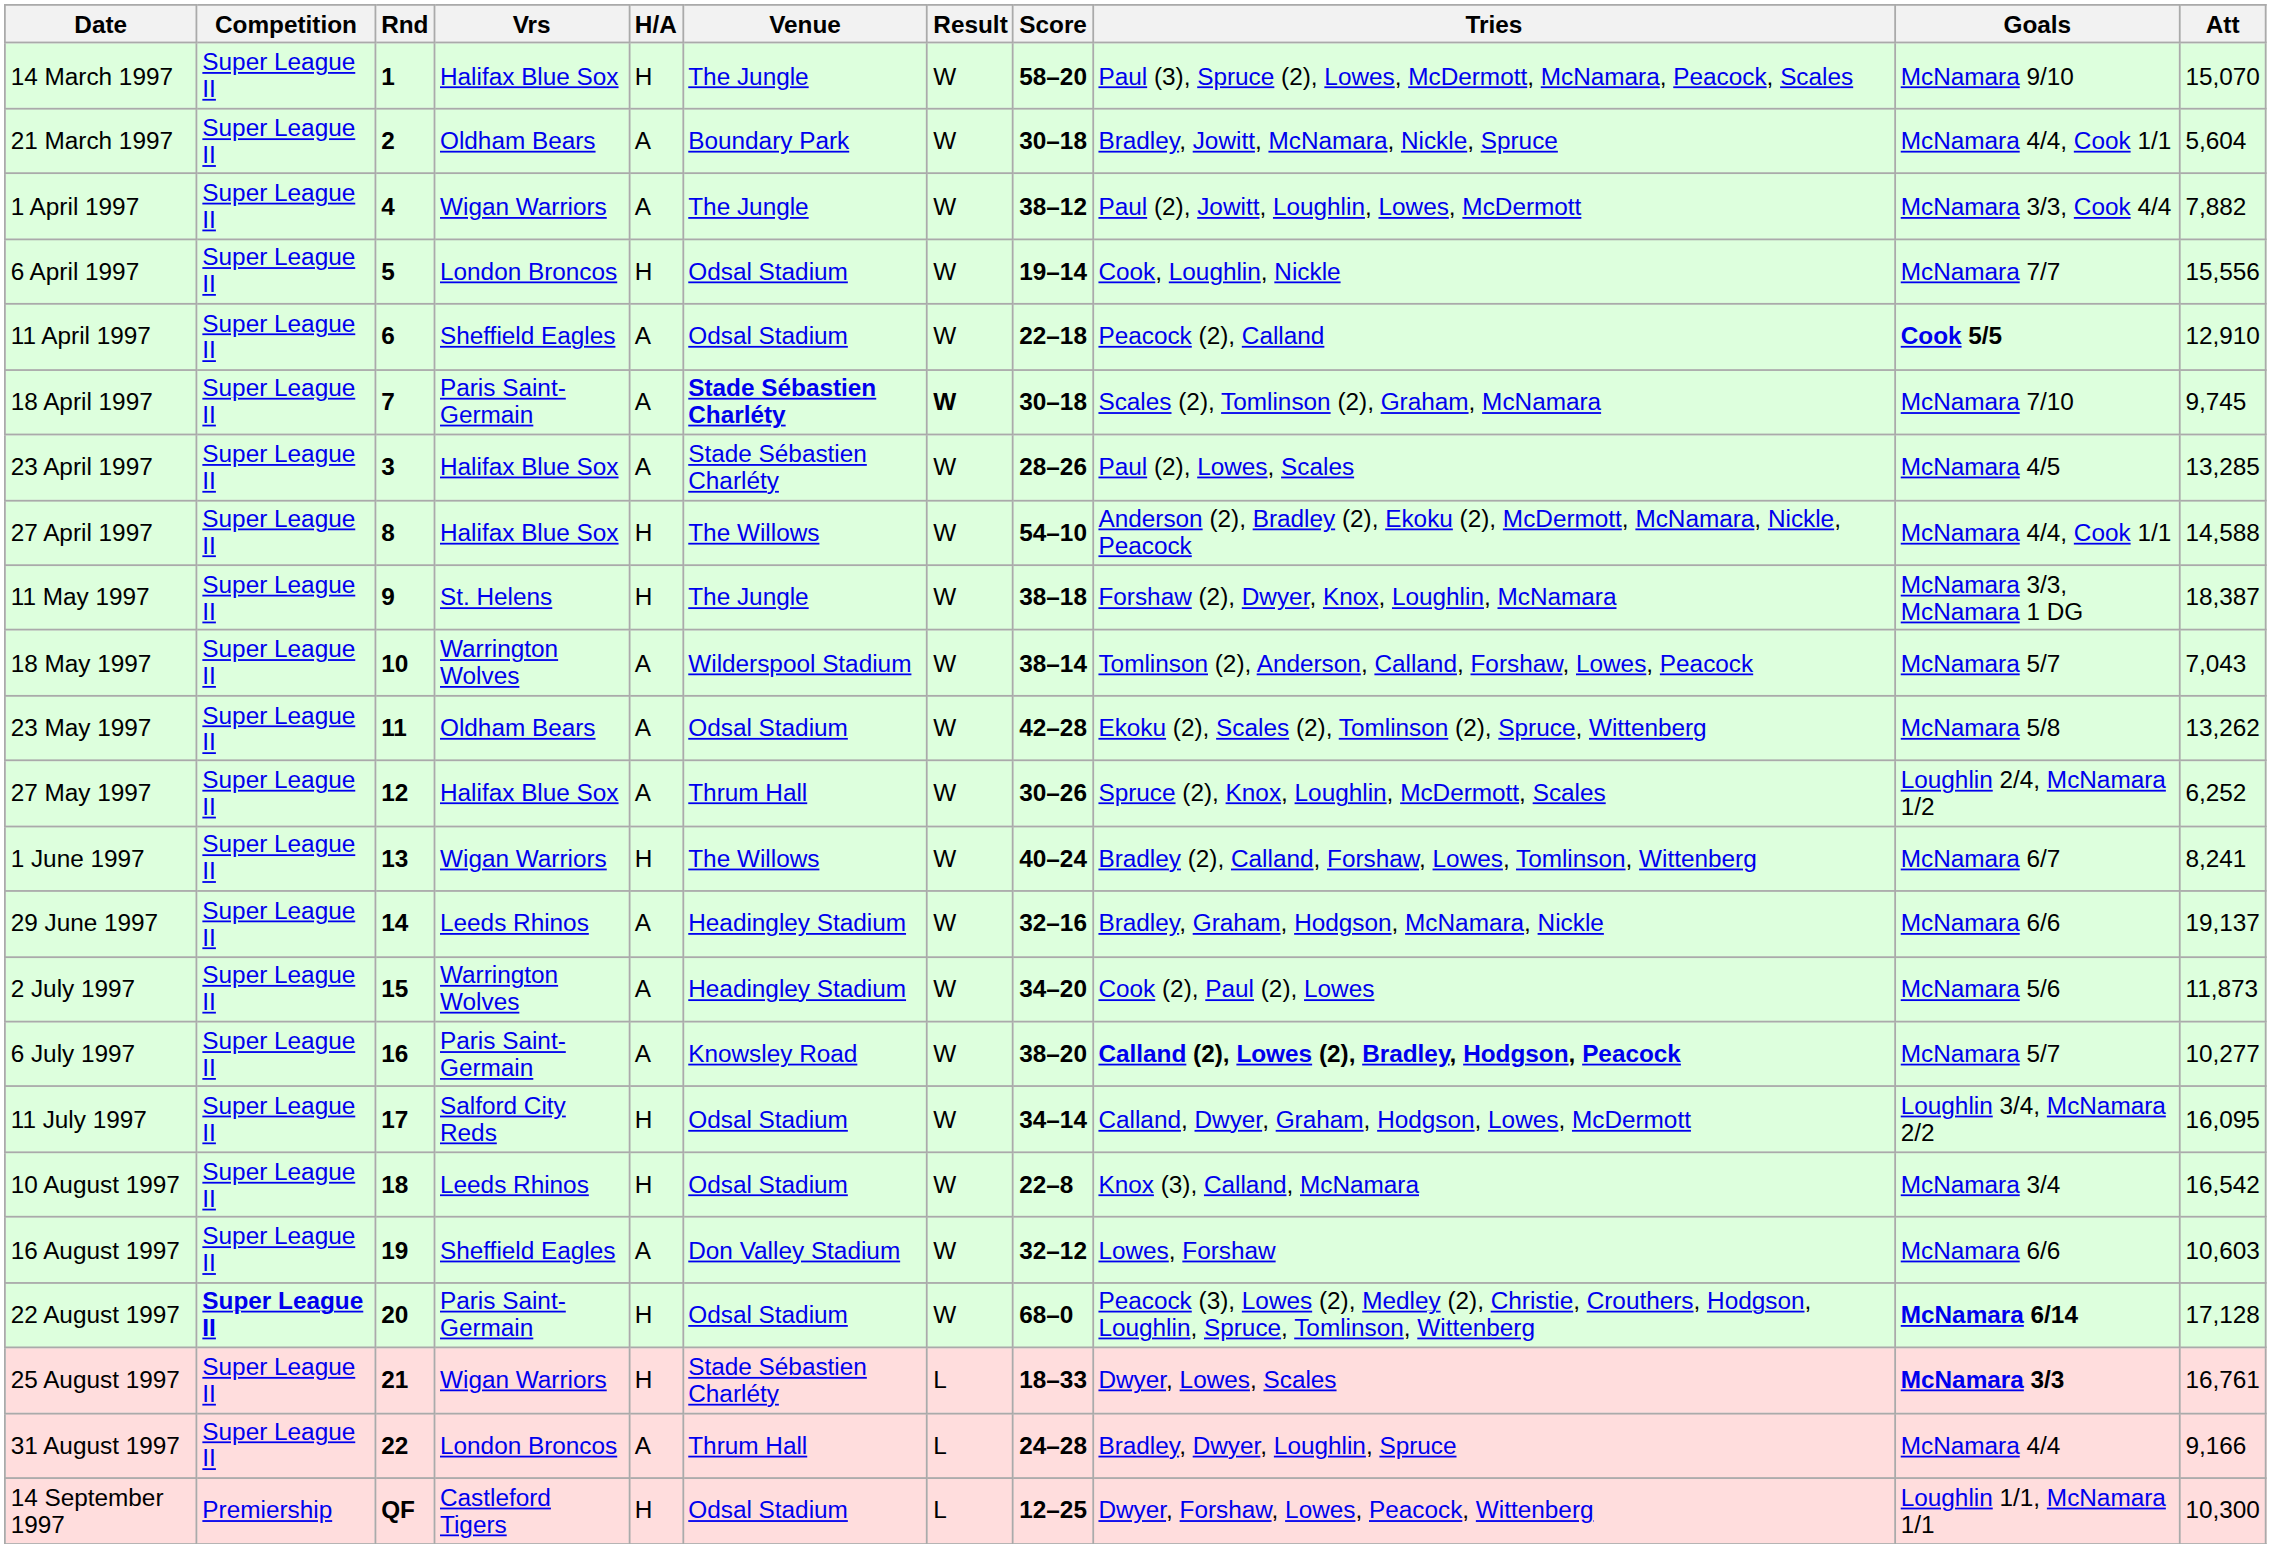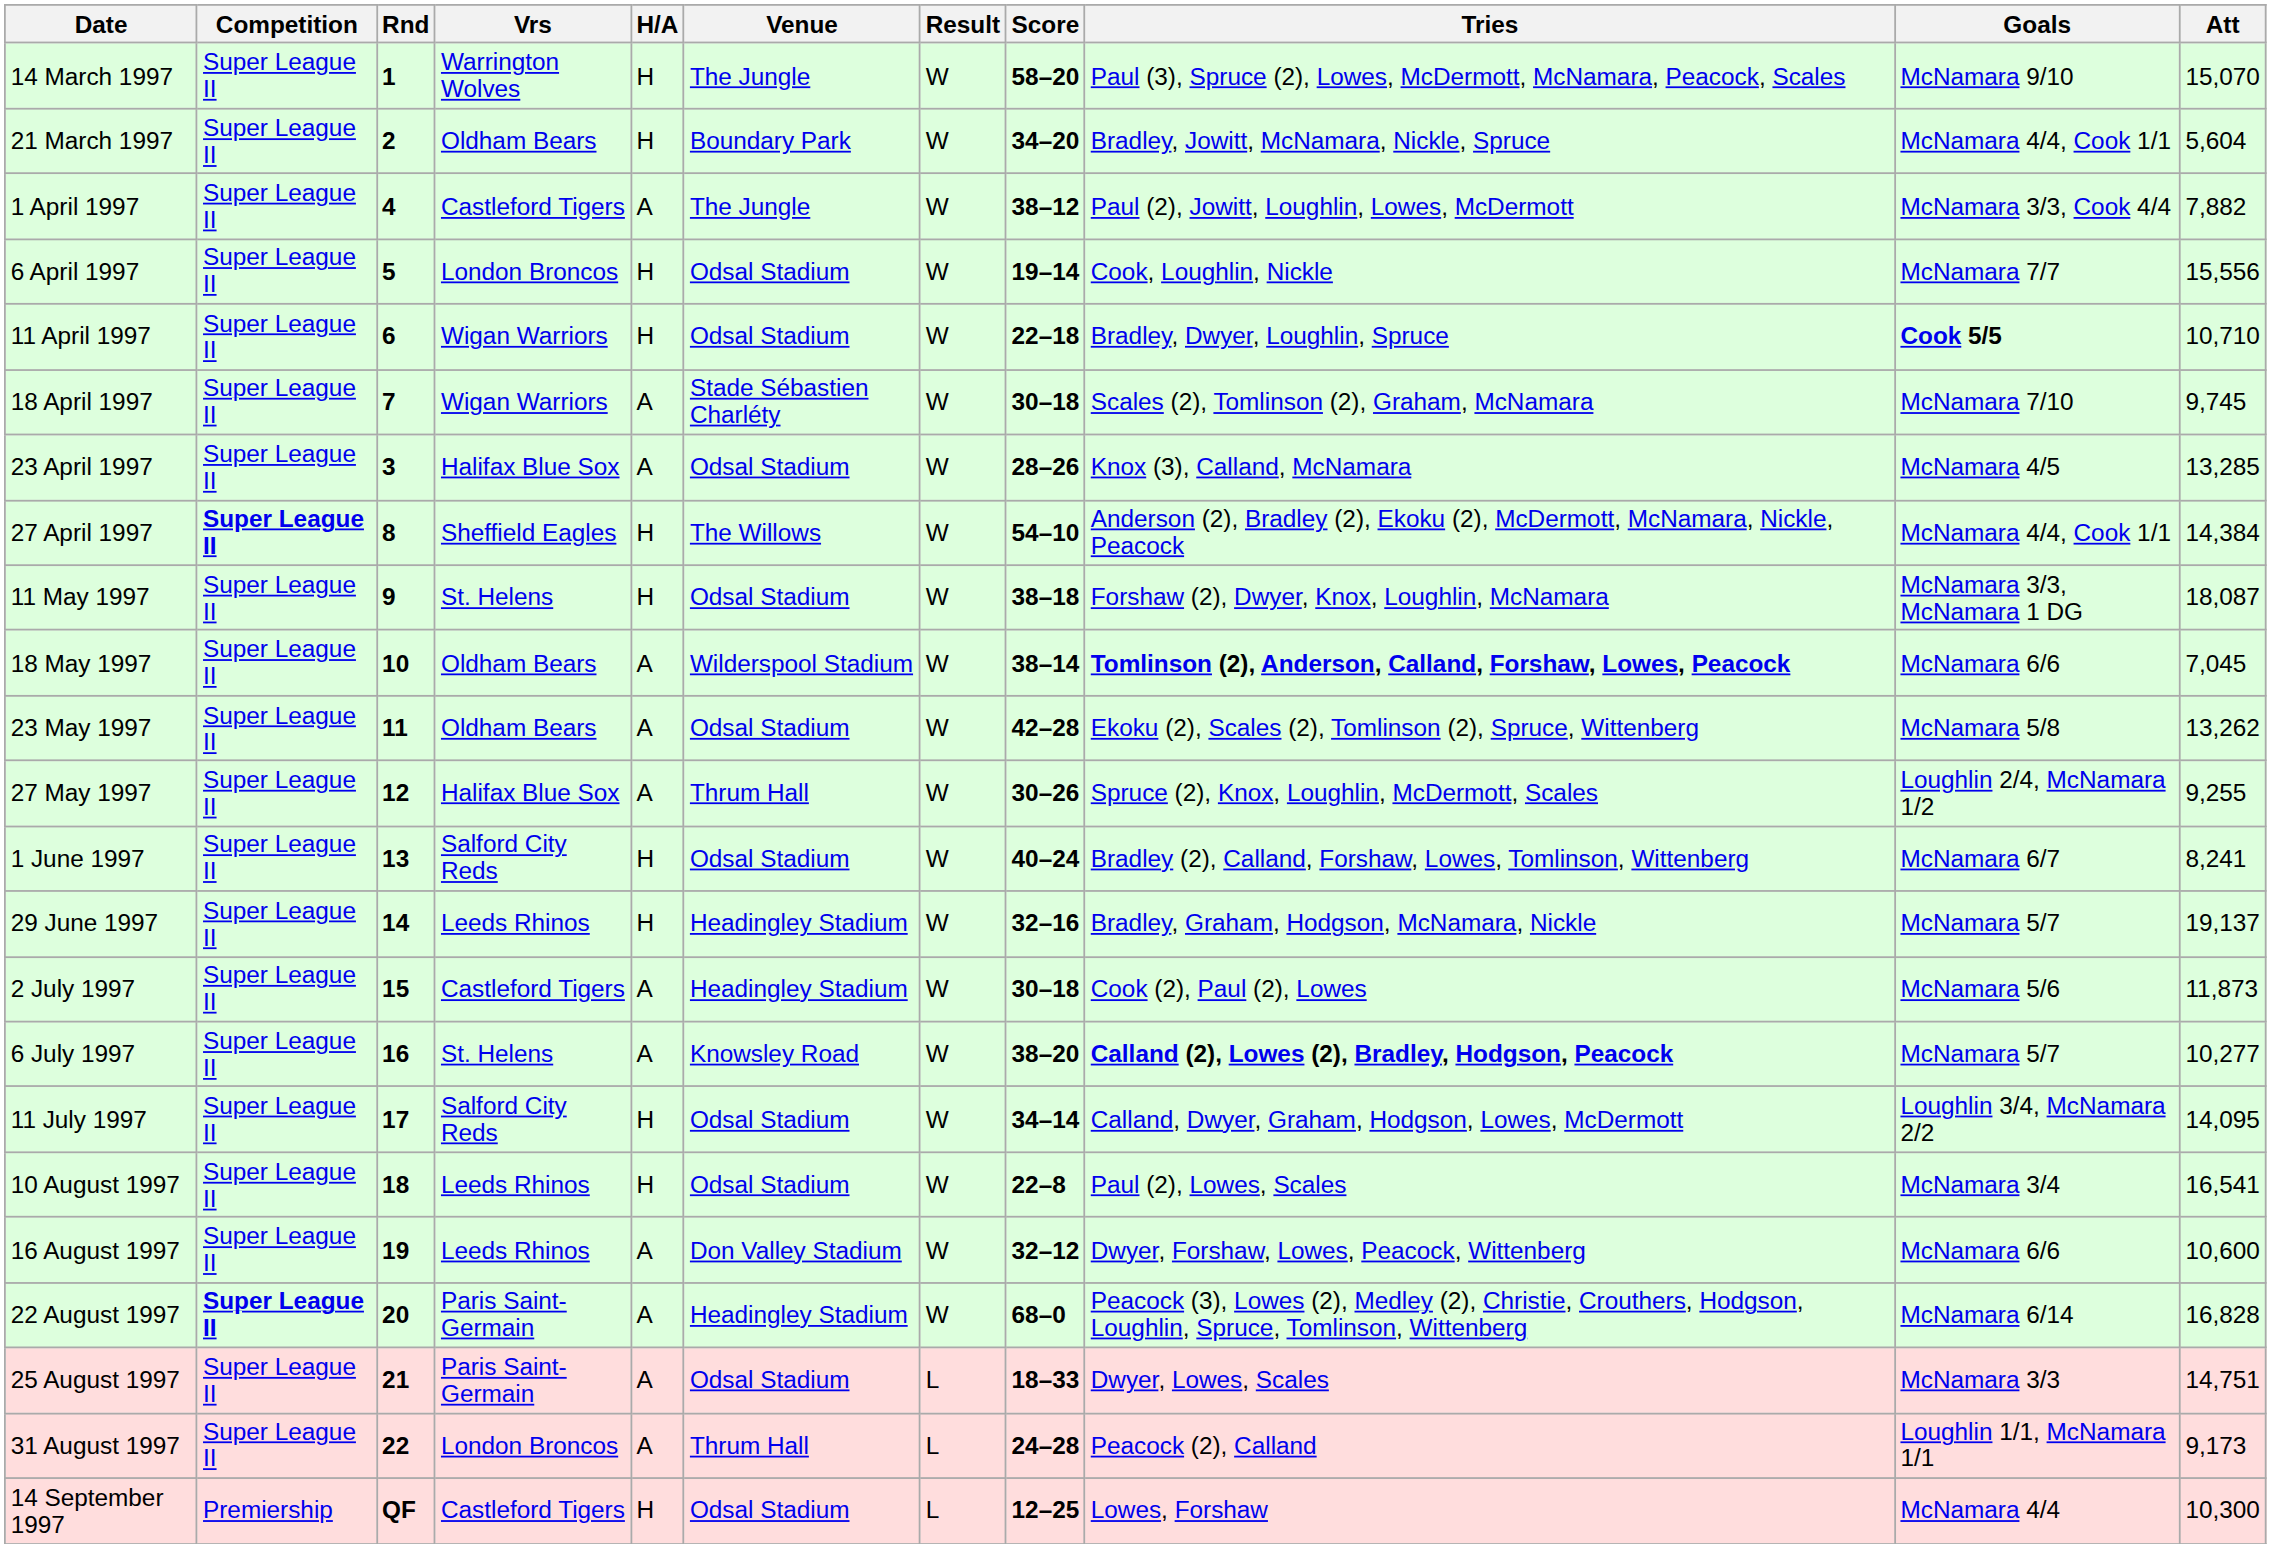(529, 75) Halifax Blue Sox -> (500, 75) Warrington Wolves
(643, 141) A -> (645, 141) H
(1053, 141) 30–18 -> (1045, 141) 34–20
(523, 206) Wigan Warriors -> (533, 206) Castleford Tigers
(528, 336) Sheffield Eagles -> (524, 336) Wigan Warriors
(643, 336) A -> (645, 336) H
(1211, 336) Peacock (2), Calland -> (1270, 336) Bradley, Dwyer, Loughlin, Spruce
(2223, 336) 12,910 -> (2223, 336) 10,710
(503, 402) Paris Saint-Germain -> (524, 402) Wigan Warriors
(782, 402) bold -> (779, 402) normal
(945, 402) bold -> (937, 402) normal
(778, 467) Stade Sébastien Charléty -> (770, 467) Odsal Stadium
(1226, 467) Paul (2), Lowes, Scales -> (1251, 467) Knox (3), Calland, McNamara
(279, 532) normal -> (283, 532) bold
(529, 532) Halifax Blue Sox -> (529, 532) Sheffield Eagles
(2223, 532) 14,588 -> (2223, 532) 14,384
(748, 597) The Jungle -> (770, 597) Odsal Stadium
(2223, 597) 18,387 -> (2223, 597) 18,087
(499, 662) Warrington Wolves -> (519, 662) Oldham Bears
(1426, 662) normal -> (1441, 662) bold
(1981, 662) McNamara 5/7 -> (1980, 662) McNamara 6/6
(2216, 662) 7,043 -> (2216, 662) 7,045
(2216, 793) 6,252 -> (2216, 793) 9,255
(523, 858) Wigan Warriors -> (504, 858) Salford City Reds
(754, 858) The Willows -> (770, 858) Odsal Stadium
(643, 923) A -> (645, 923) H
(1981, 923) McNamara 6/6 -> (1980, 923) McNamara 5/7
(499, 989) Warrington Wolves -> (533, 989) Castleford Tigers
(1053, 989) 34–20 -> (1045, 989) 30–18
(503, 1054) Paris Saint-Germain -> (497, 1054) St. Helens
(2223, 1119) 16,095 -> (2223, 1119) 14,095
(1259, 1184) Knox (3), Calland, McNamara -> (1219, 1184) Paul (2), Lowes, Scales
(2223, 1184) 16,542 -> (2223, 1184) 16,541
(528, 1249) Sheffield Eagles -> (515, 1249) Leeds Rhinos
(1187, 1249) Lowes, Forshaw -> (1338, 1249) Dwyer, Forshaw, Lowes, Peacock, Wittenberg
(2223, 1249) 10,603 -> (2223, 1249) 10,600
(644, 1315) H -> (645, 1315) A
(768, 1315) Odsal Stadium -> (799, 1315) Headingley Stadium
(1989, 1315) bold -> (1987, 1315) normal
(2223, 1315) 17,128 -> (2223, 1315) 16,828
(523, 1380) Wigan Warriors -> (504, 1380) Paris Saint-Germain
(644, 1380) H -> (645, 1380) A
(778, 1380) Stade Sébastien Charléty -> (770, 1380) Odsal Stadium
(1983, 1380) bold -> (1980, 1380) normal
(2223, 1380) 16,761 -> (2223, 1380) 14,751
(1277, 1445) Bradley, Dwyer, Loughlin, Spruce -> (1204, 1445) Peacock (2), Calland
(1981, 1445) McNamara 4/4 -> (2033, 1445) Loughlin 1/1, McNamara 1/1
(2216, 1445) 9,166 -> (2216, 1445) 9,173
(1346, 1510) Dwyer, Forshaw, Lowes, Peacock, Wittenberg -> (1179, 1510) Lowes, Forshaw
(2033, 1510) Loughlin 1/1, McNamara 1/1 -> (1980, 1510) McNamara 4/4
